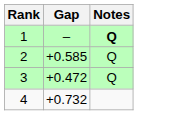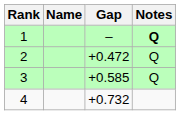+ column: (64, 15)
(67, 57) +0.585 -> (109, 57) +0.472
(67, 78) +0.472 -> (109, 78) +0.585
